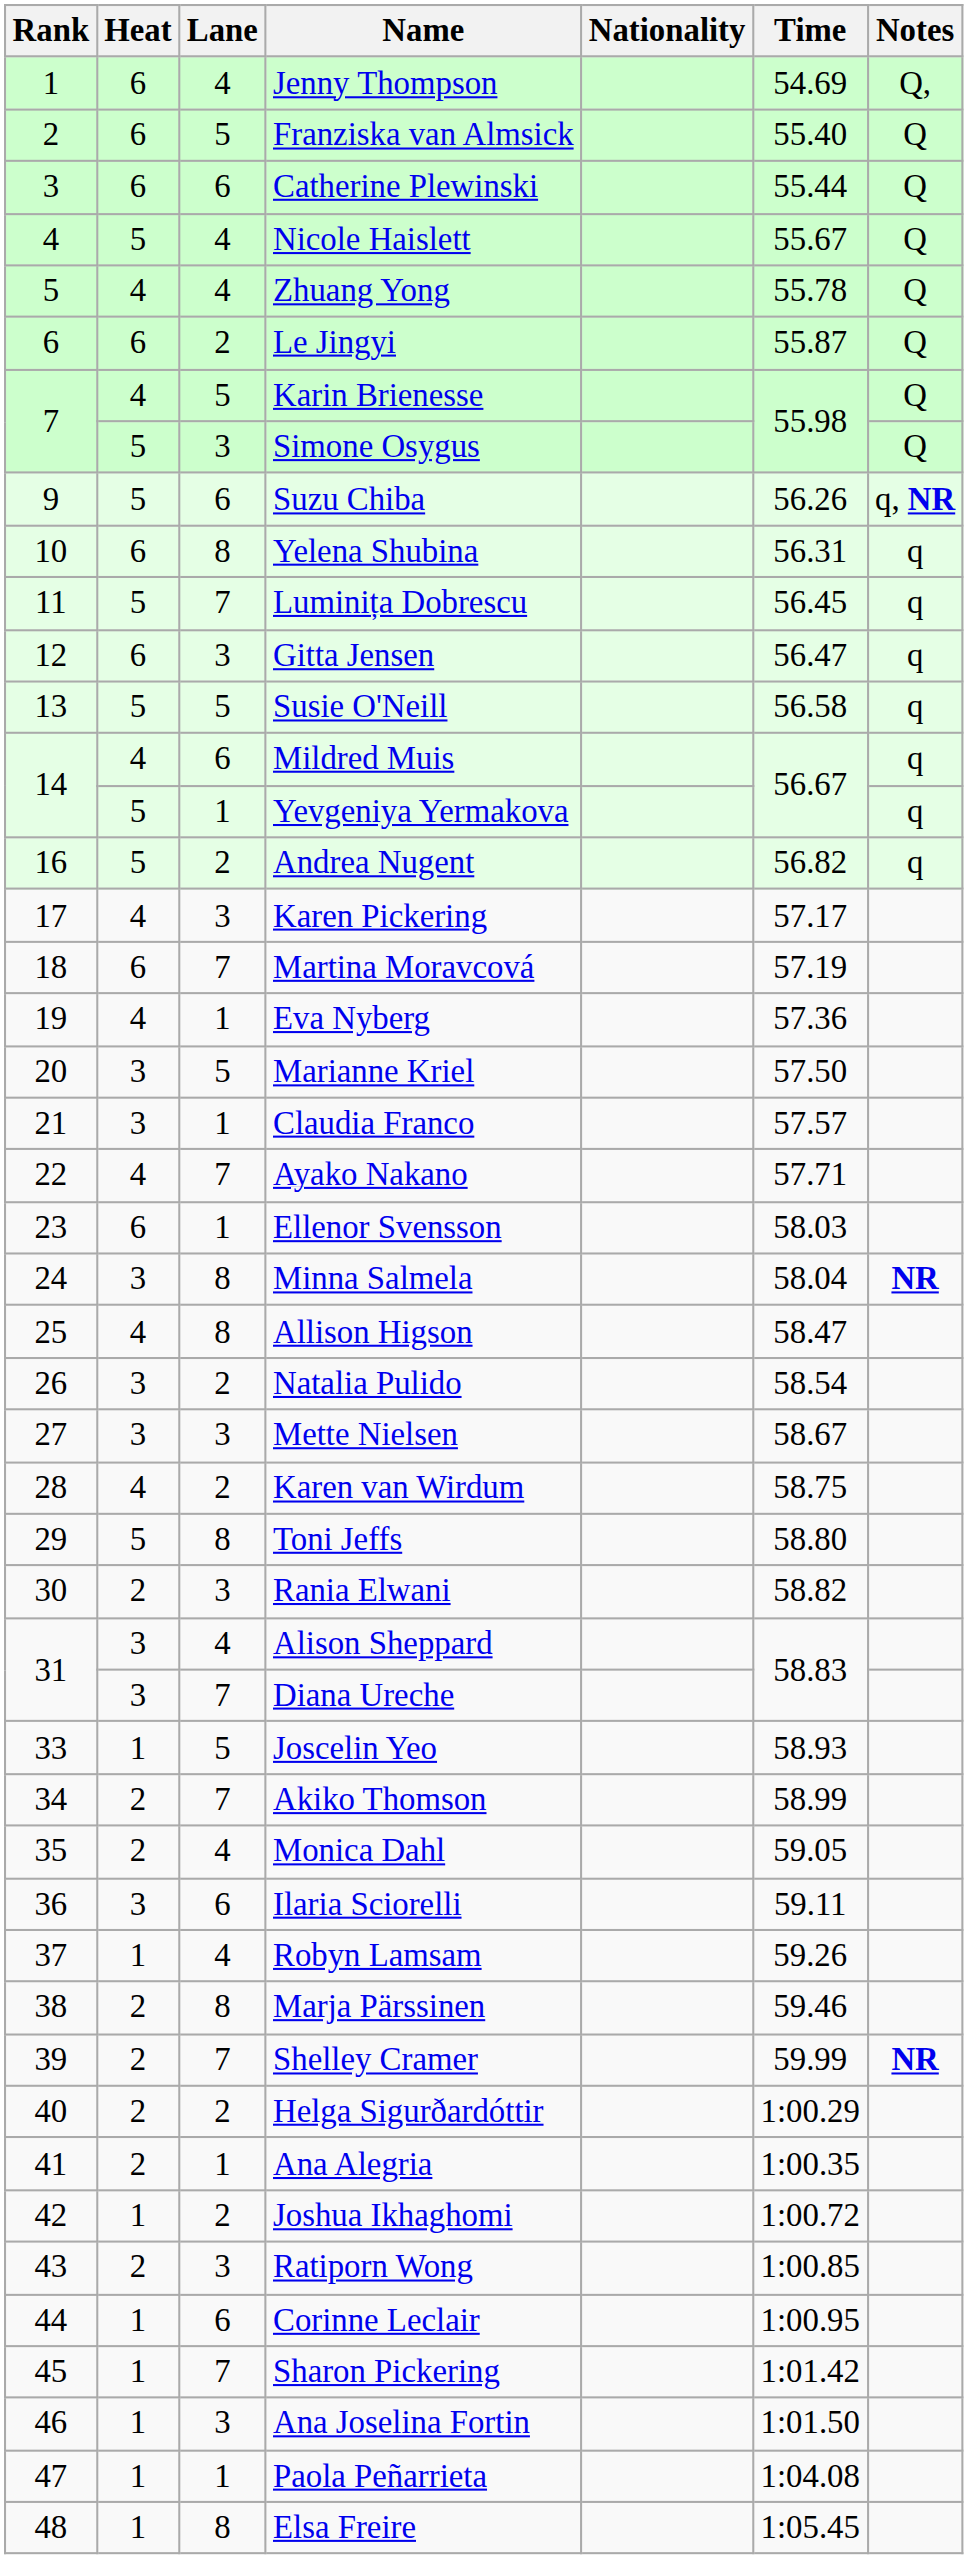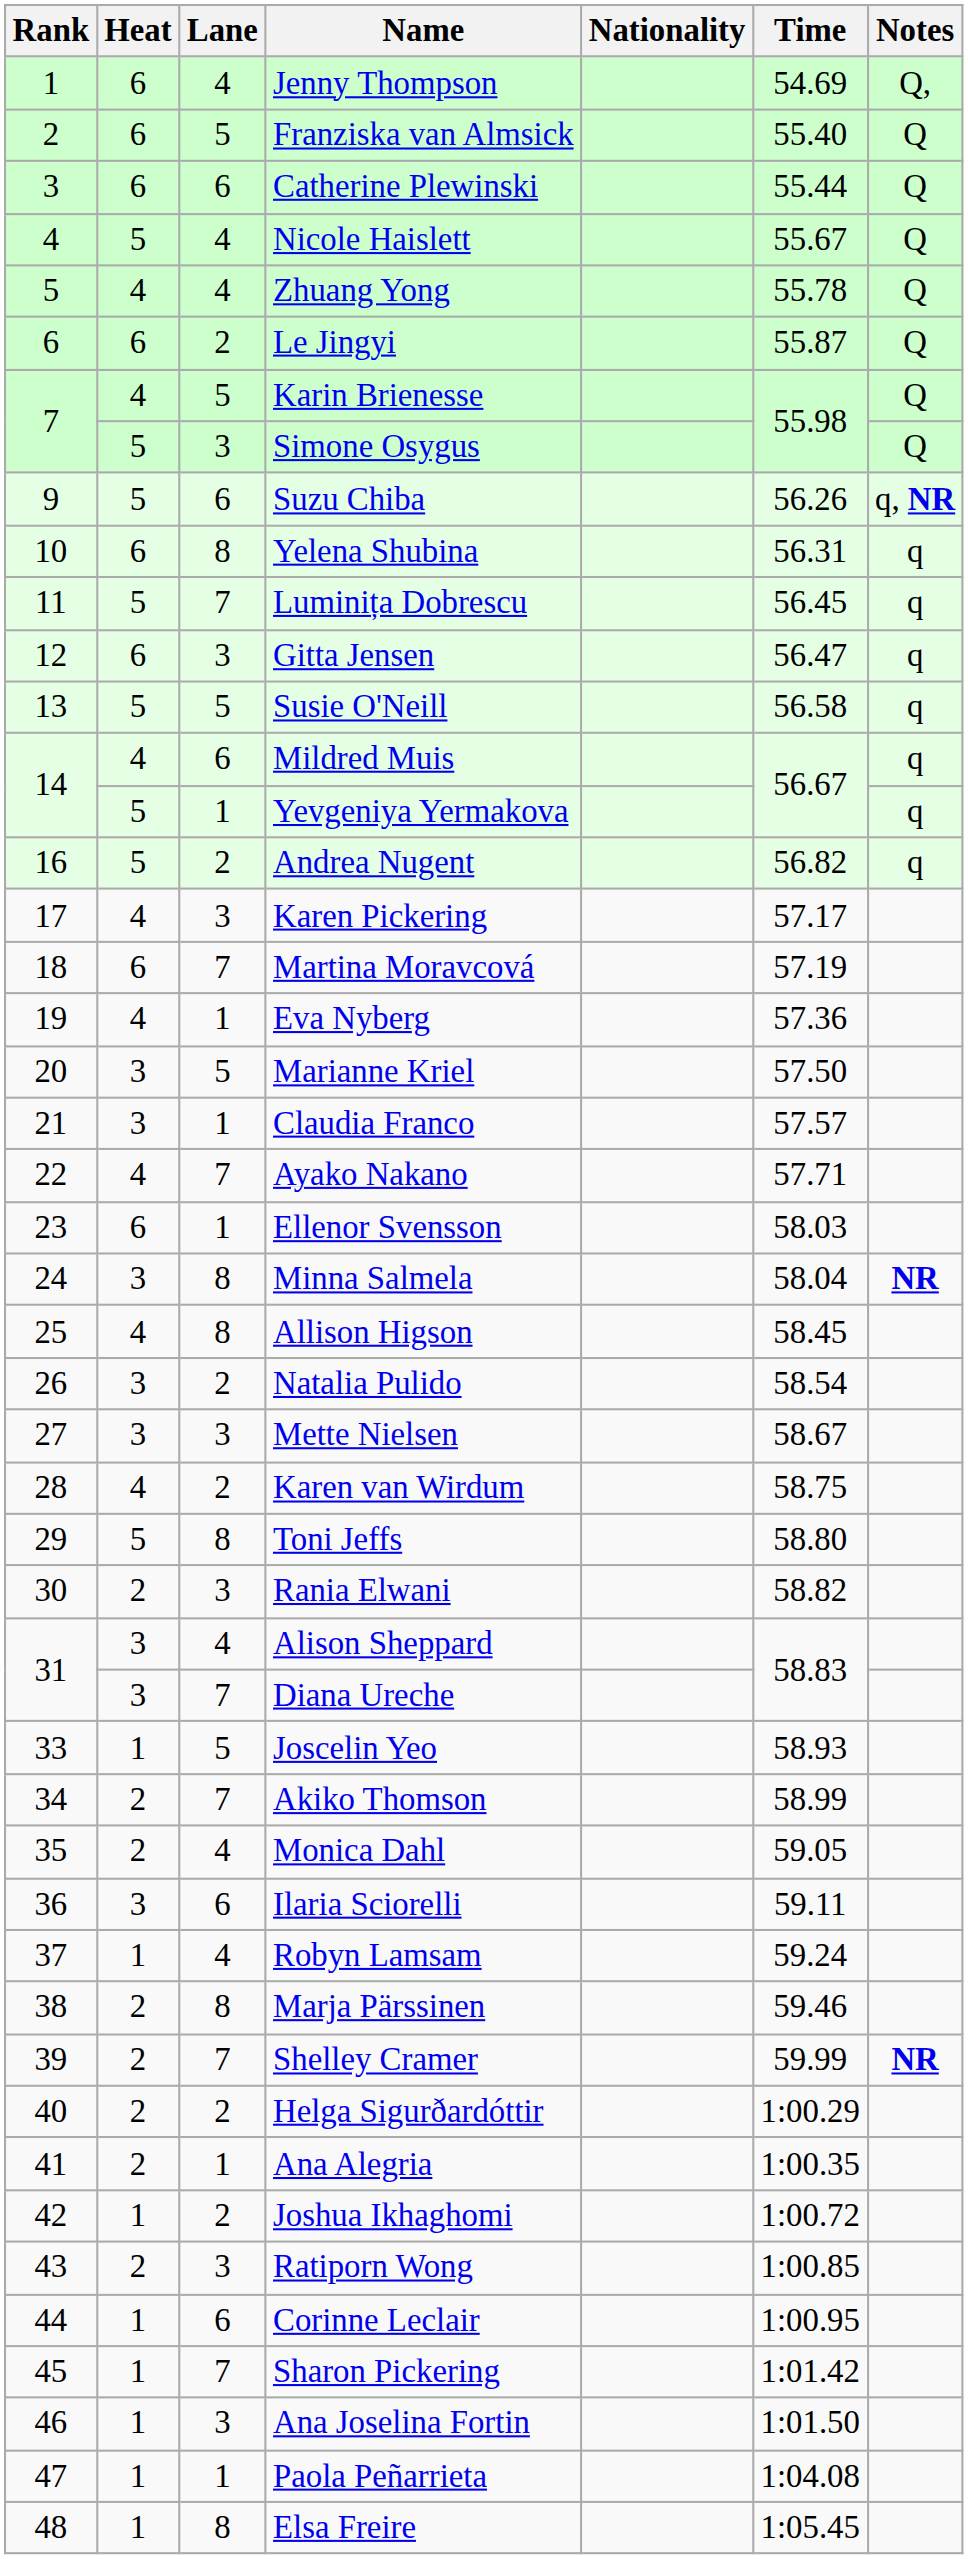(810, 1330) 58.47 -> (810, 1330) 58.45
(810, 1955) 59.26 -> (810, 1955) 59.24
